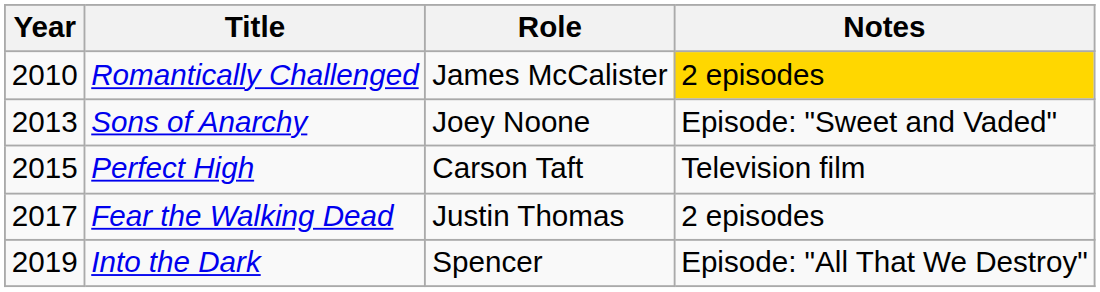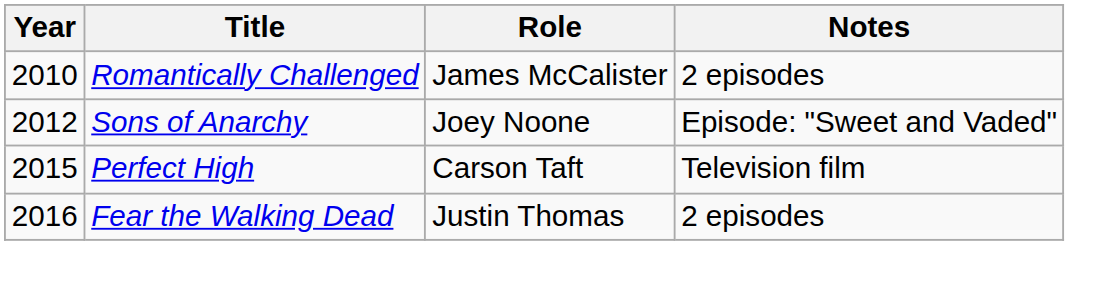(753, 74) gold background -> (753, 74) no background
(45, 121) 2013 -> (45, 121) 2012
(45, 215) 2017 -> (45, 215) 2016
- row: (176, 262)
